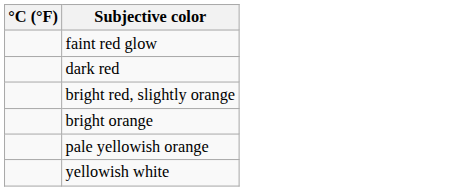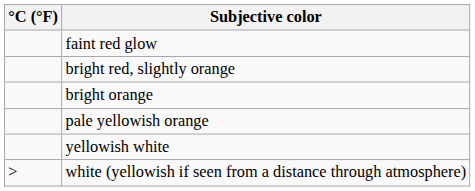- row: (93, 69)
+ row: (266, 172)
